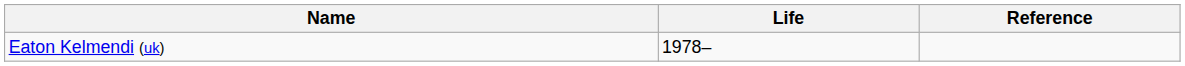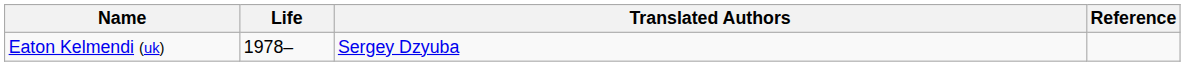+ column: (710, 18)
